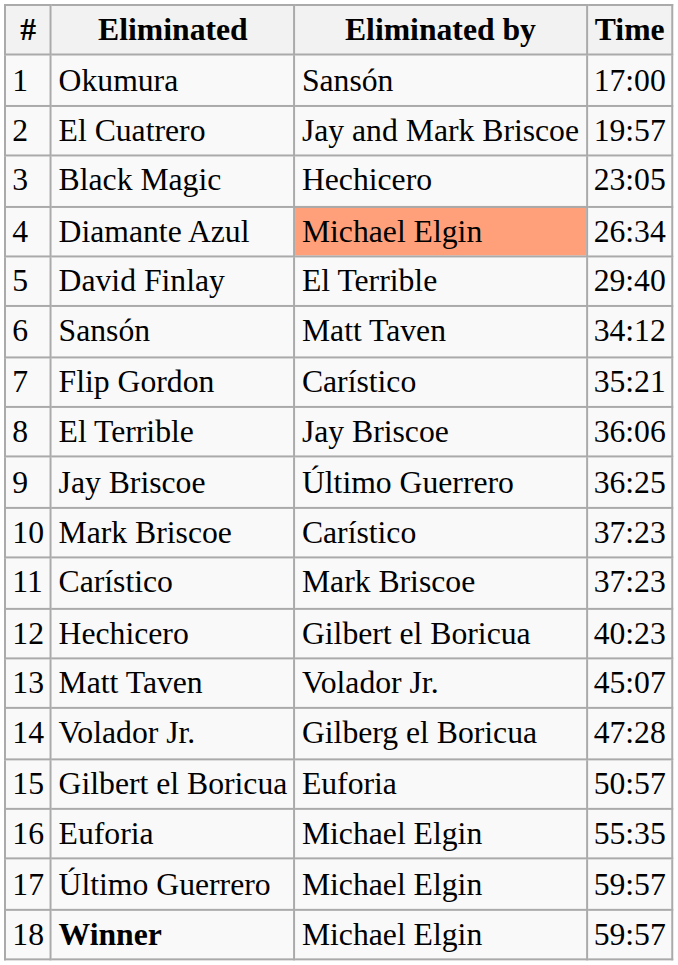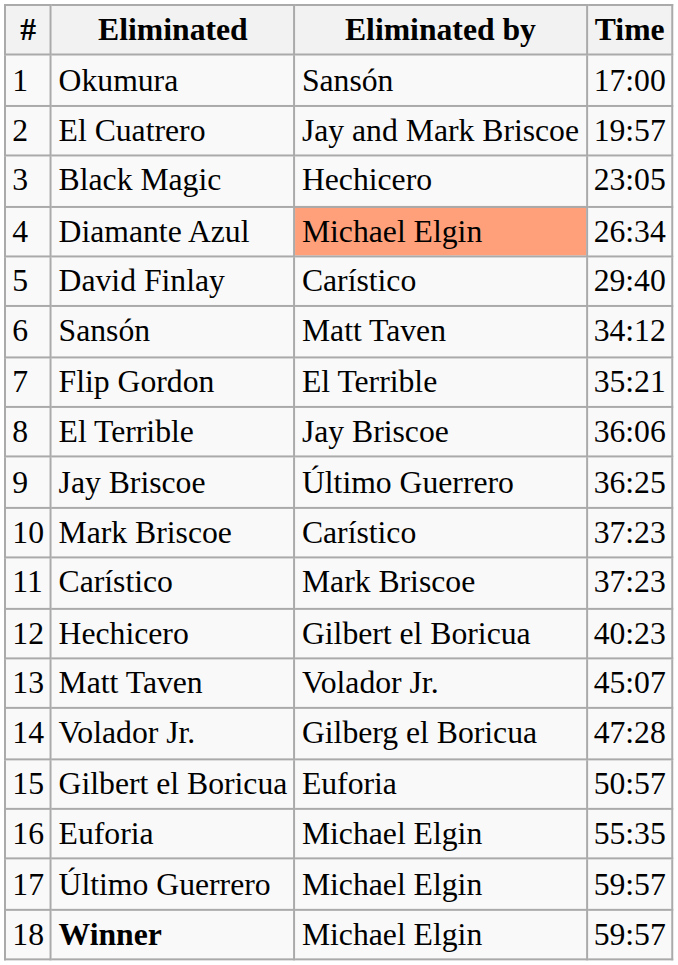(370, 280) El Terrible -> (359, 280) Carístico
(359, 381) Carístico -> (370, 381) El Terrible
